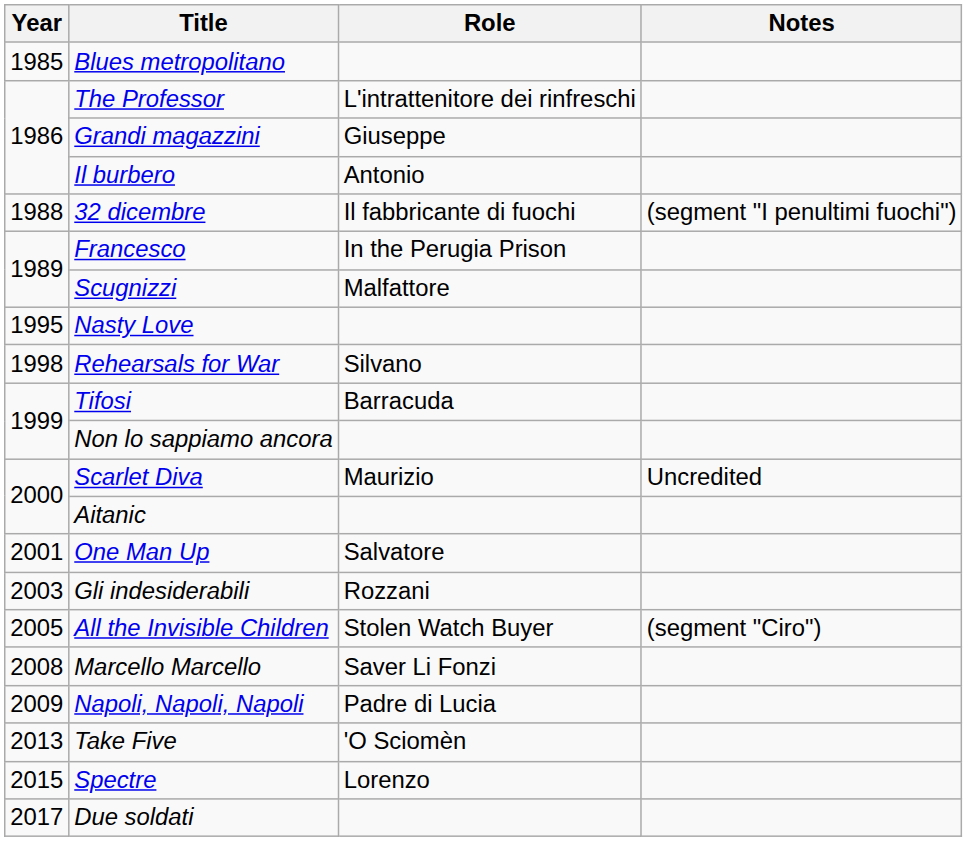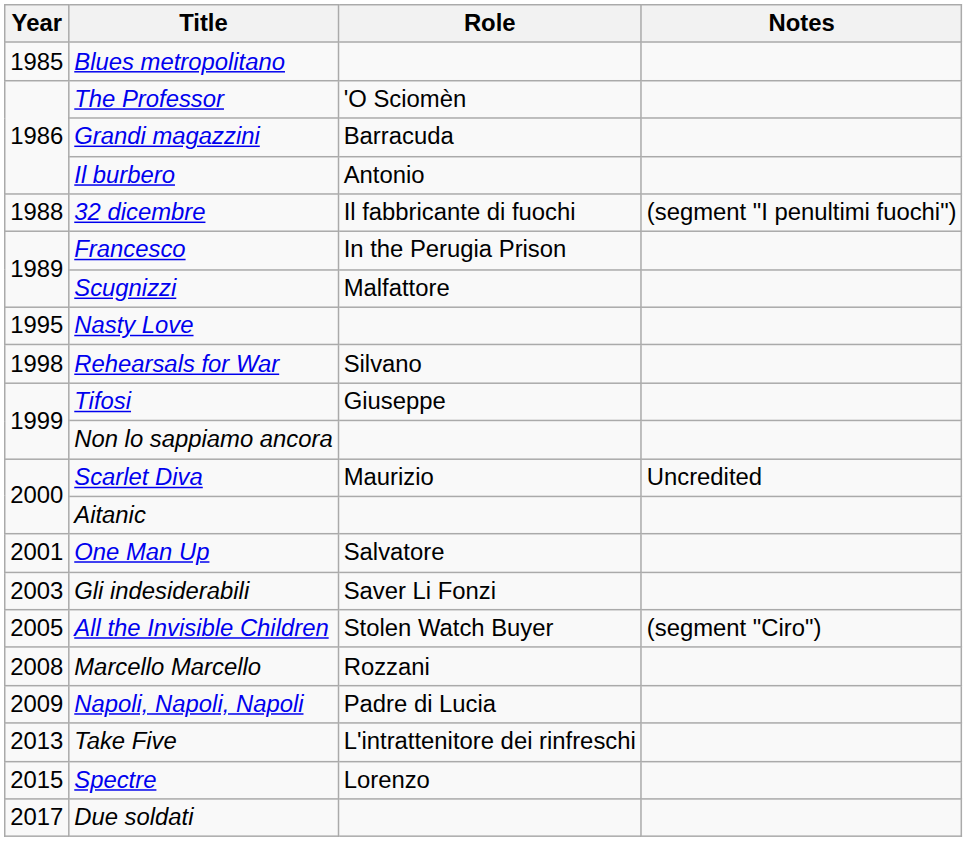(490, 99) L'intrattenitore dei rinfreschi -> (405, 99) 'O Sciomèn
(395, 136) Giuseppe -> (399, 136) Barracuda
(399, 401) Barracuda -> (395, 401) Giuseppe
(387, 590) Rozzani -> (420, 590) Saver Li Fonzi
(420, 666) Saver Li Fonzi -> (387, 666) Rozzani
(405, 741) 'O Sciomèn -> (490, 741) L'intrattenitore dei rinfreschi
